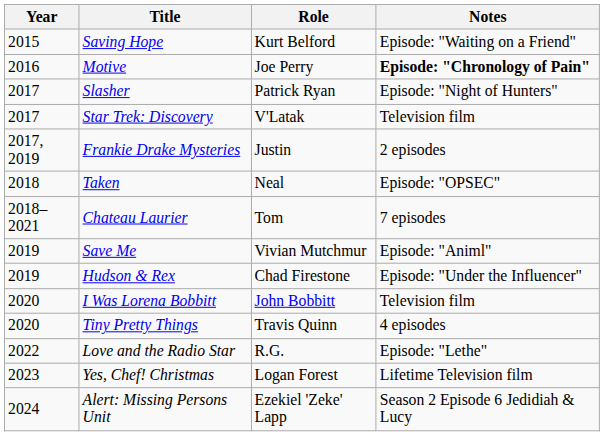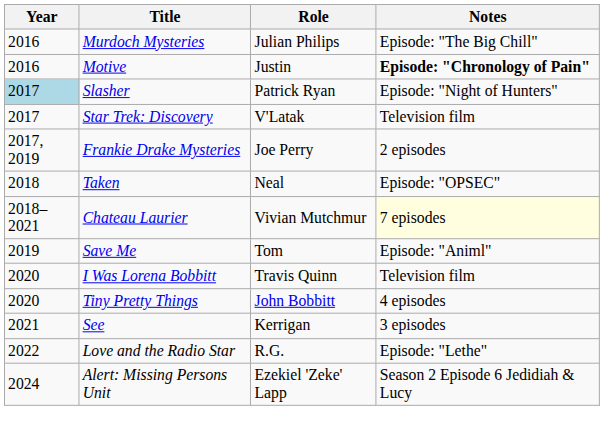- row: (123, 41)
+ row: (144, 41)
(284, 66) Joe Perry -> (273, 66) Justin
(24, 91) no background -> (24, 91) lightblue background
(273, 150) Justin -> (284, 150) Joe Perry
(269, 217) Tom -> (310, 217) Vivian Mutchmur
(413, 217) no background -> (413, 217) lightyellow background
(311, 251) Vivian Mutchmur -> (269, 251) Tom
- row: (129, 276)
(295, 300) John Bobbitt -> (296, 276) Travis Quinn
(296, 325) Travis Quinn -> (295, 300) John Bobbitt
+ row: (94, 325)
- row: (148, 375)
